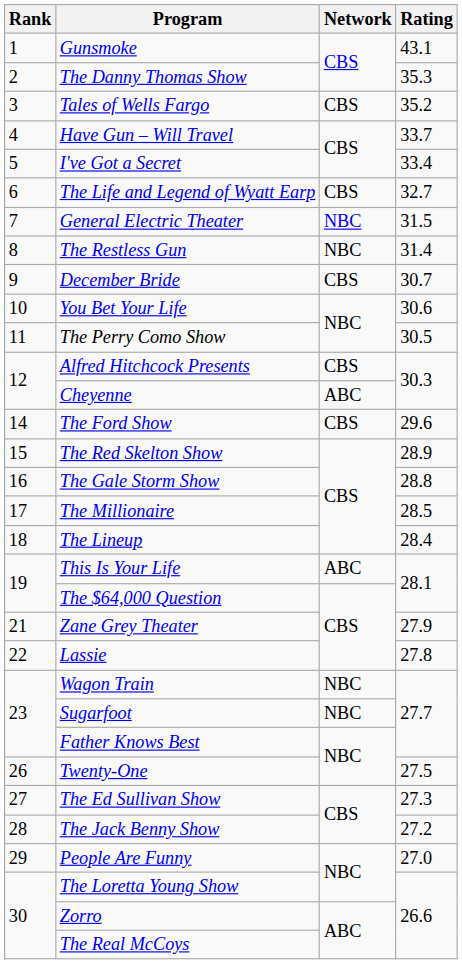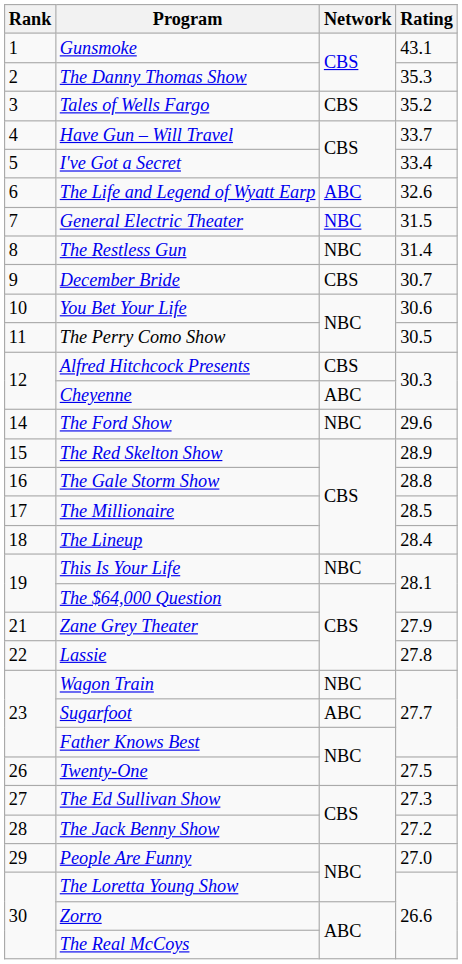(341, 192) CBS -> (343, 192) ABC
(416, 192) 32.7 -> (416, 192) 32.6
(341, 423) CBS -> (343, 423) NBC
(343, 568) ABC -> (343, 568) NBC
(343, 713) NBC -> (343, 713) ABC
